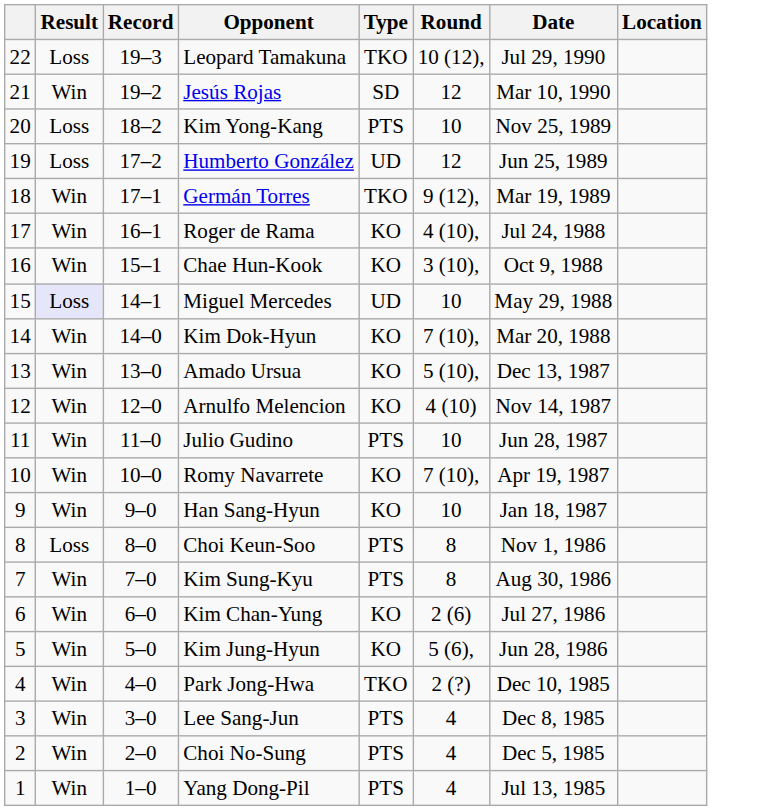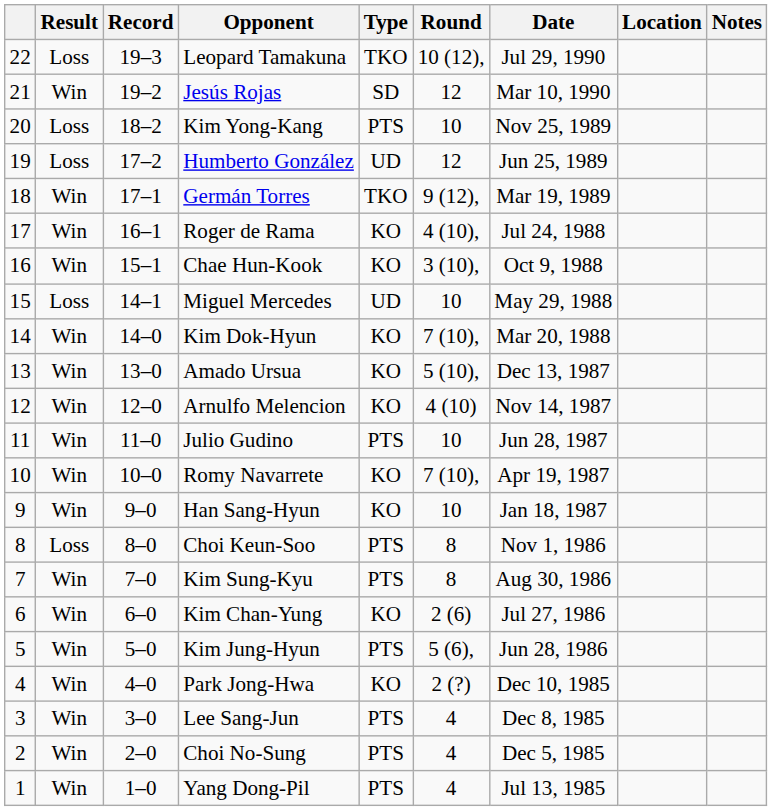+ column: (737, 22)
(69, 300) lavender background -> (69, 300) no background
(386, 649) KO -> (386, 649) PTS
(386, 684) TKO -> (386, 684) KO
